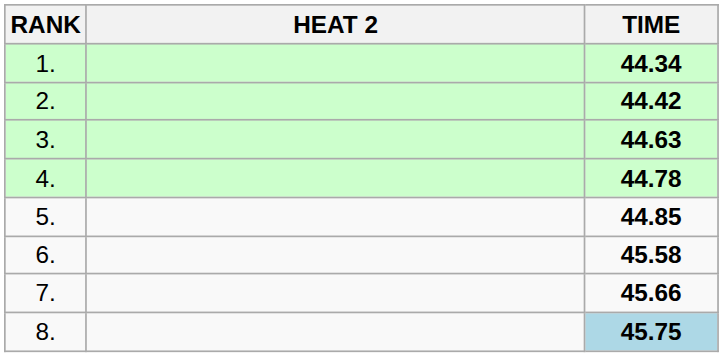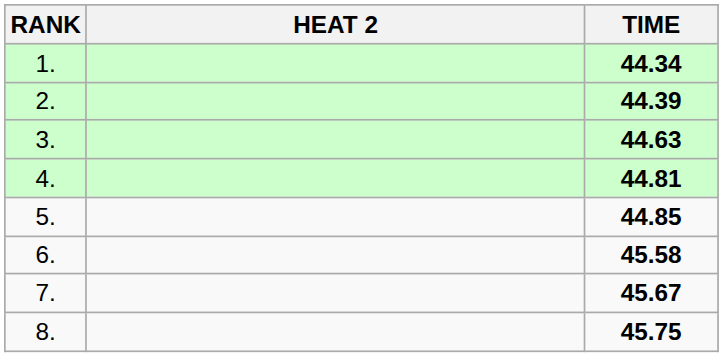(651, 101) 44.42 -> (651, 101) 44.39
(651, 178) 44.78 -> (651, 178) 44.81
(651, 294) 45.66 -> (651, 294) 45.67
(651, 332) lightblue background -> (651, 332) no background
